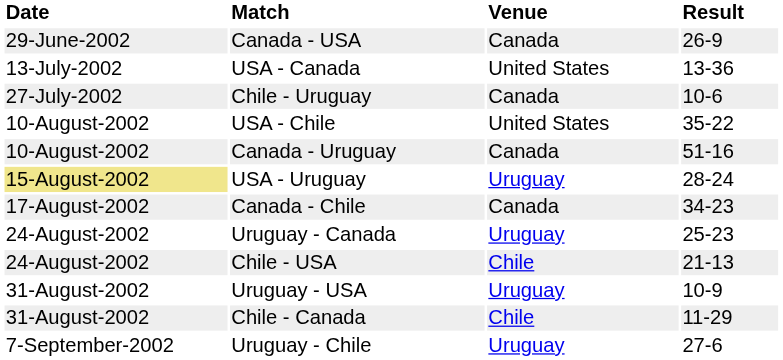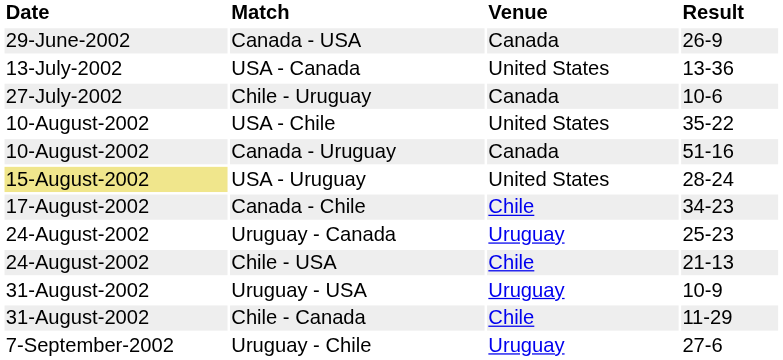(526, 179) Uruguay -> (549, 179) United States
(524, 207) Canada -> (511, 207) Chile
